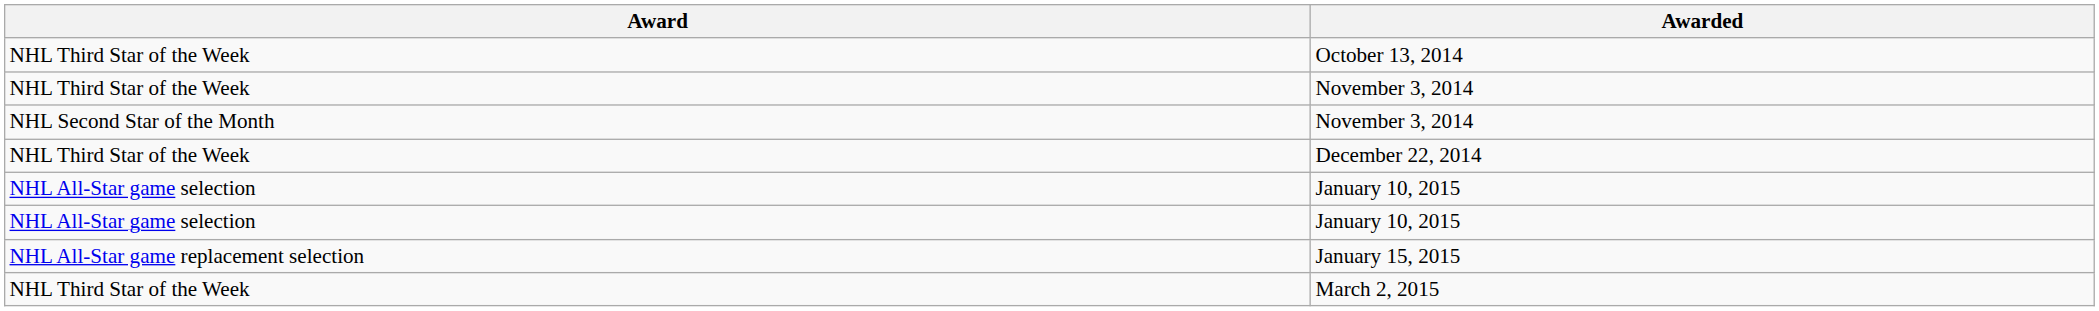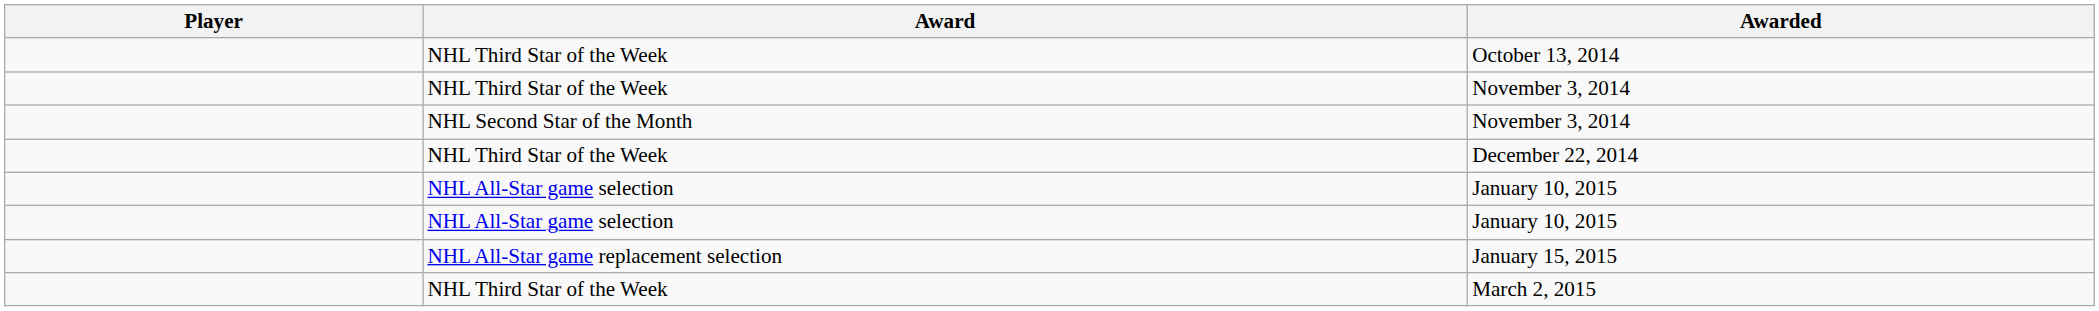+ column: (214, 21)
